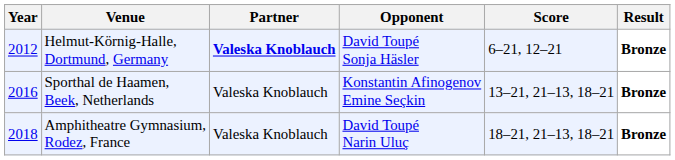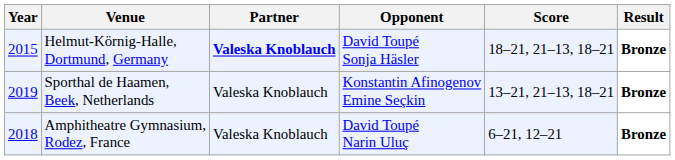(23, 50) 2012 -> (23, 50) 2015
(525, 50) 6–21, 12–21 -> (551, 50) 18–21, 21–13, 18–21
(23, 92) 2016 -> (23, 92) 2019
(551, 134) 18–21, 21–13, 18–21 -> (525, 134) 6–21, 12–21
